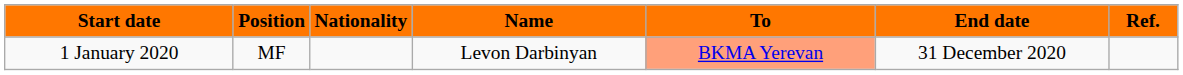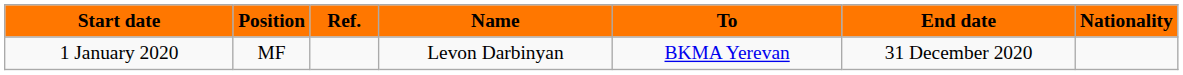columns swapped: (361, 20) <-> (1143, 20)
(761, 52) lightsalmon background -> (727, 52) no background
